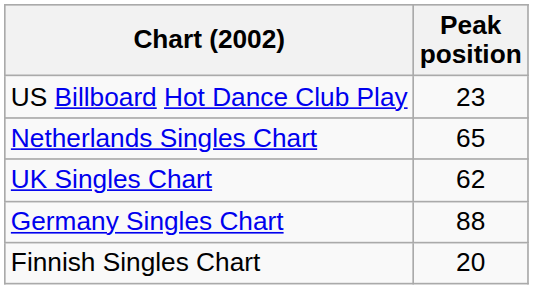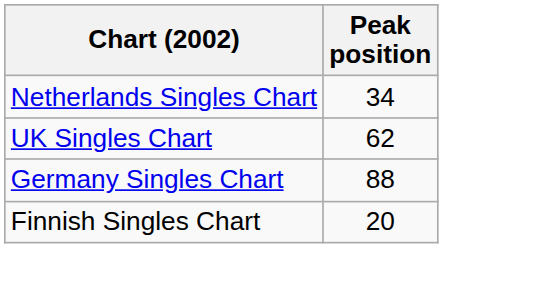- row: (209, 96)
(471, 138) 65 -> (380, 96) 34
